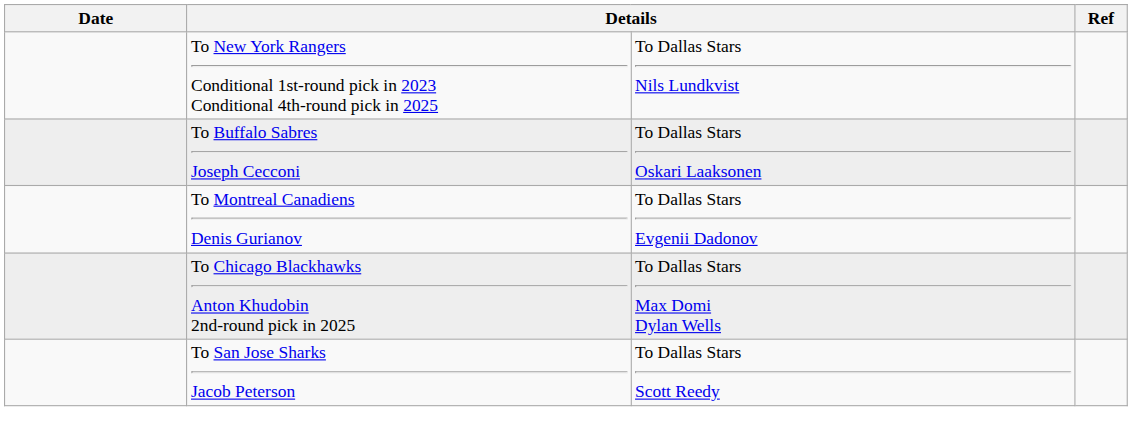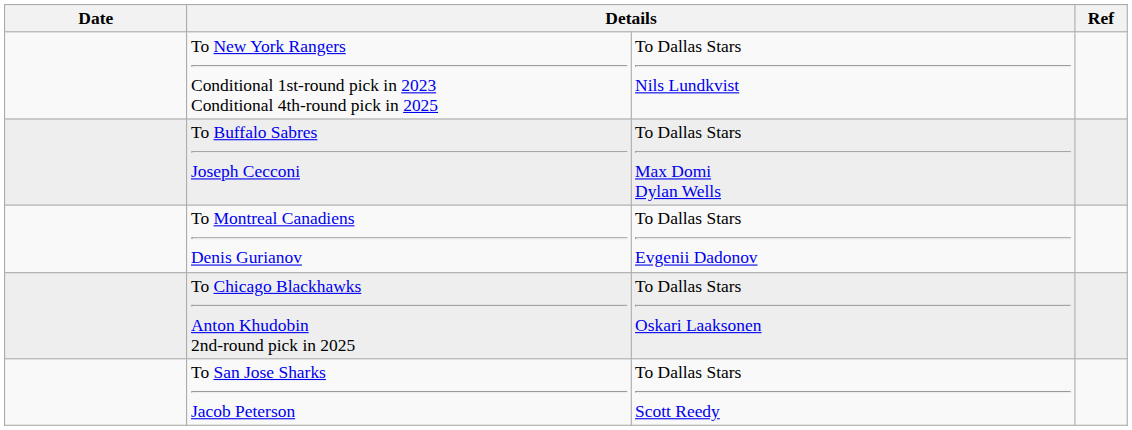(853, 152) To Dallas Stars Oskari Laaksonen -> (853, 161) To Dallas Stars Max Domi Dylan Wells
(853, 295) To Dallas Stars Max Domi Dylan Wells -> (853, 305) To Dallas Stars Oskari Laaksonen
